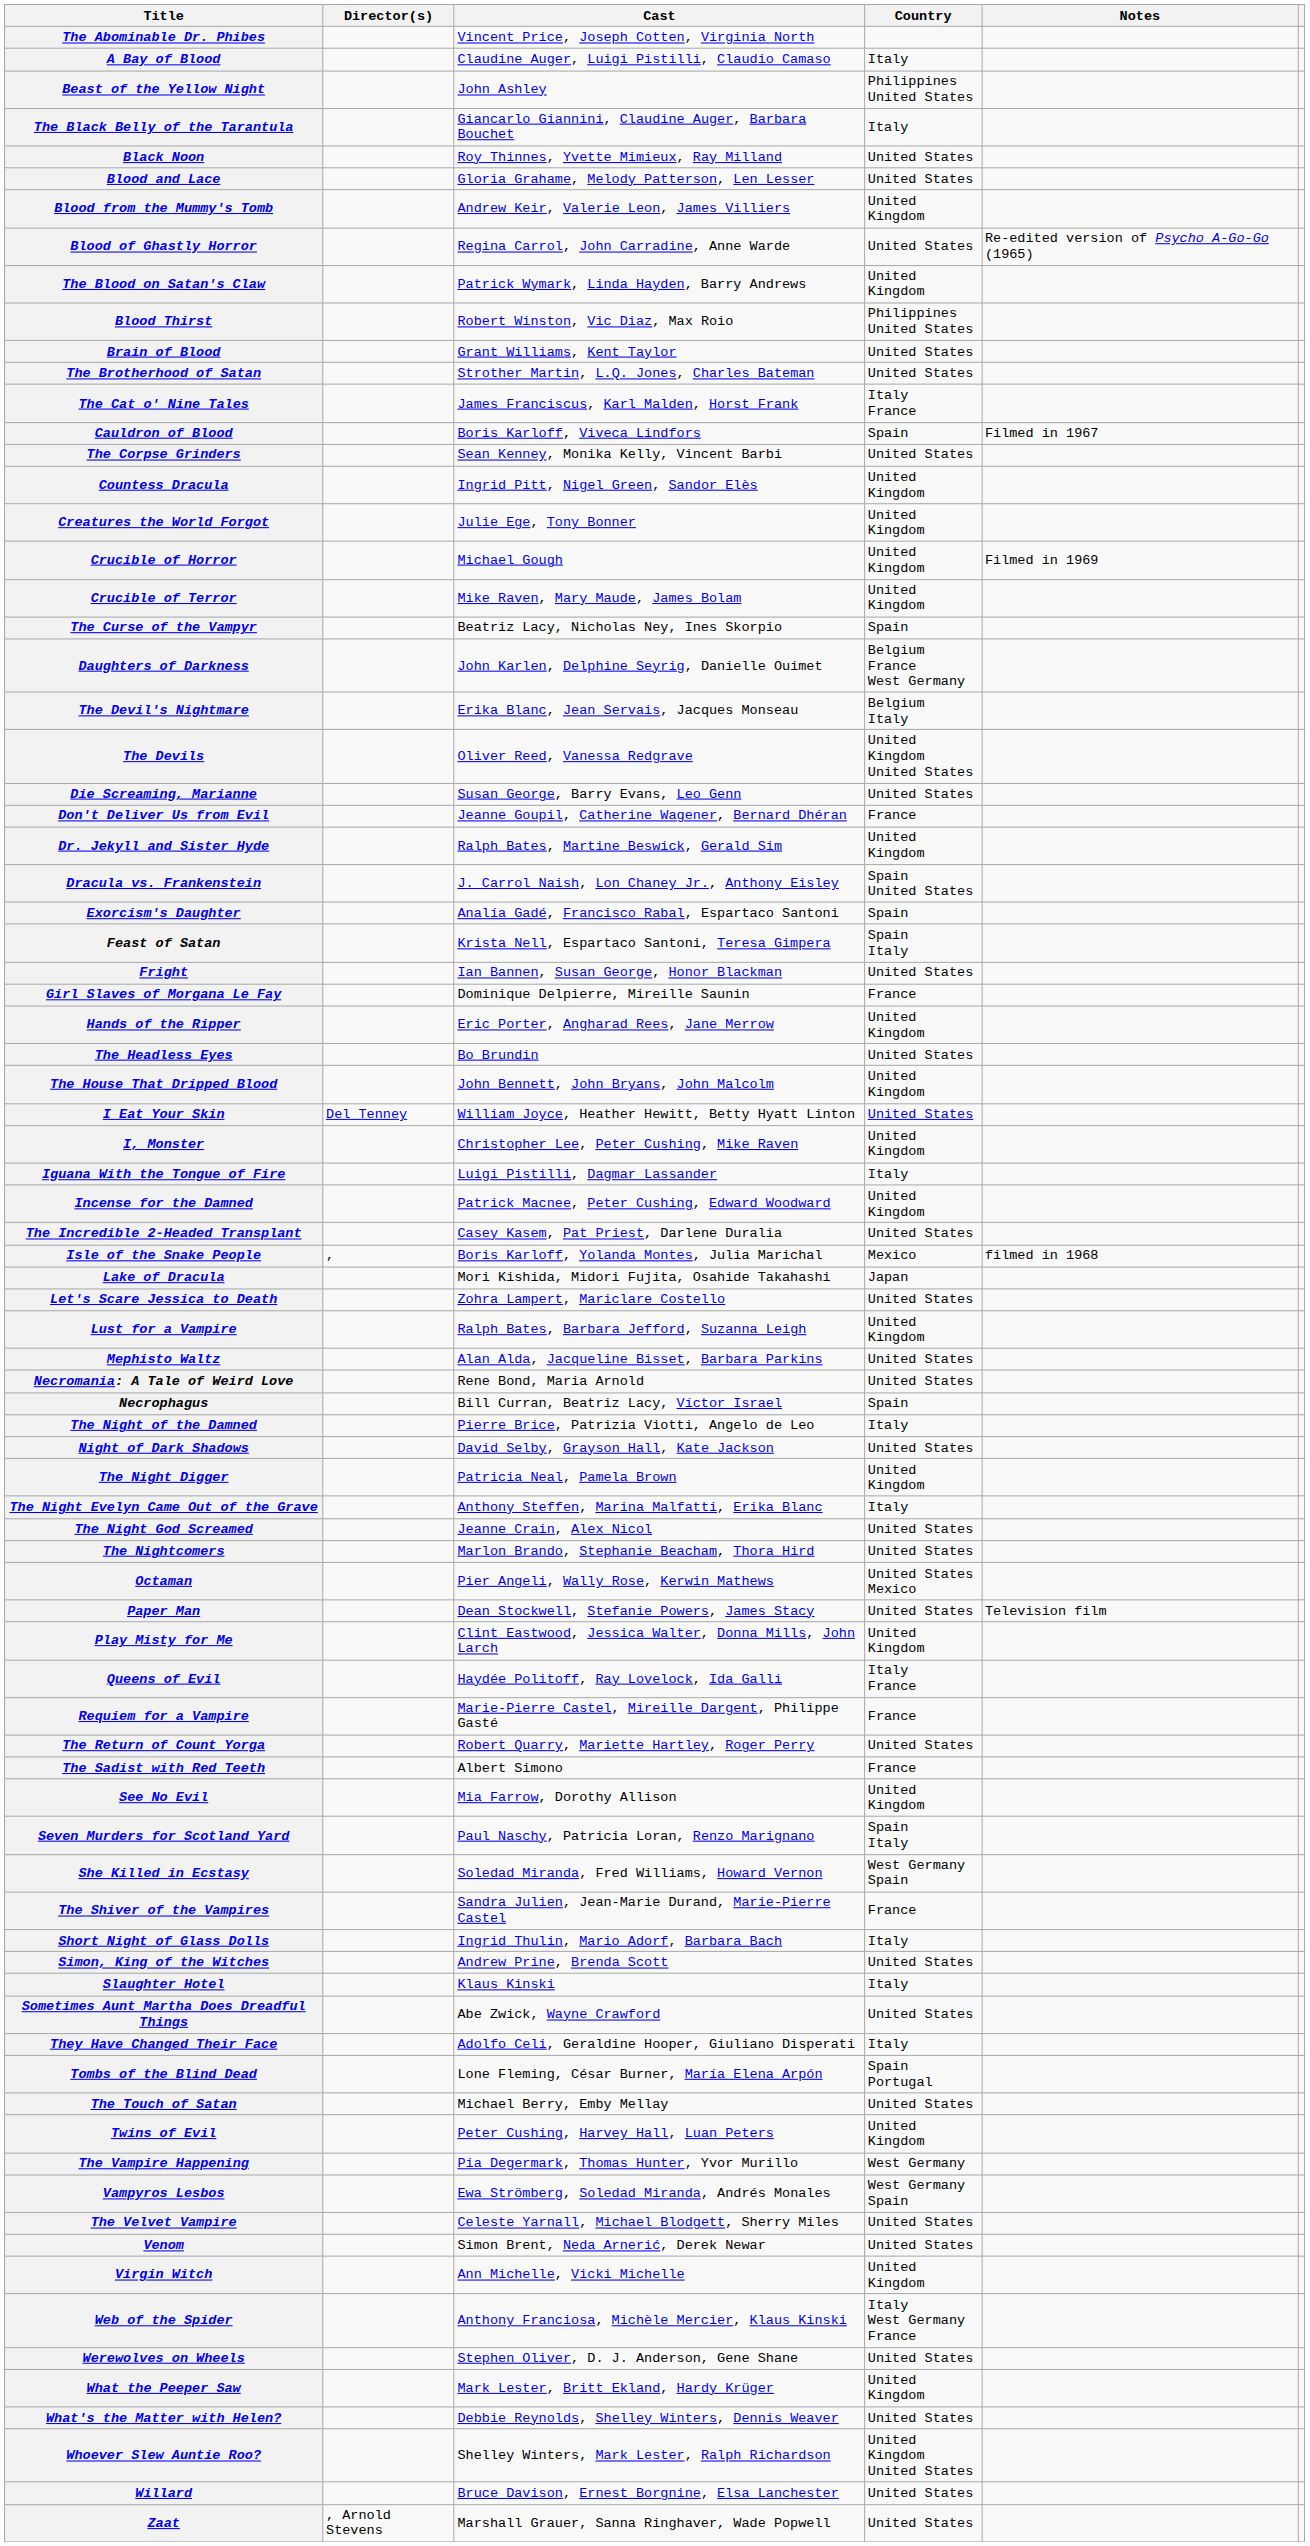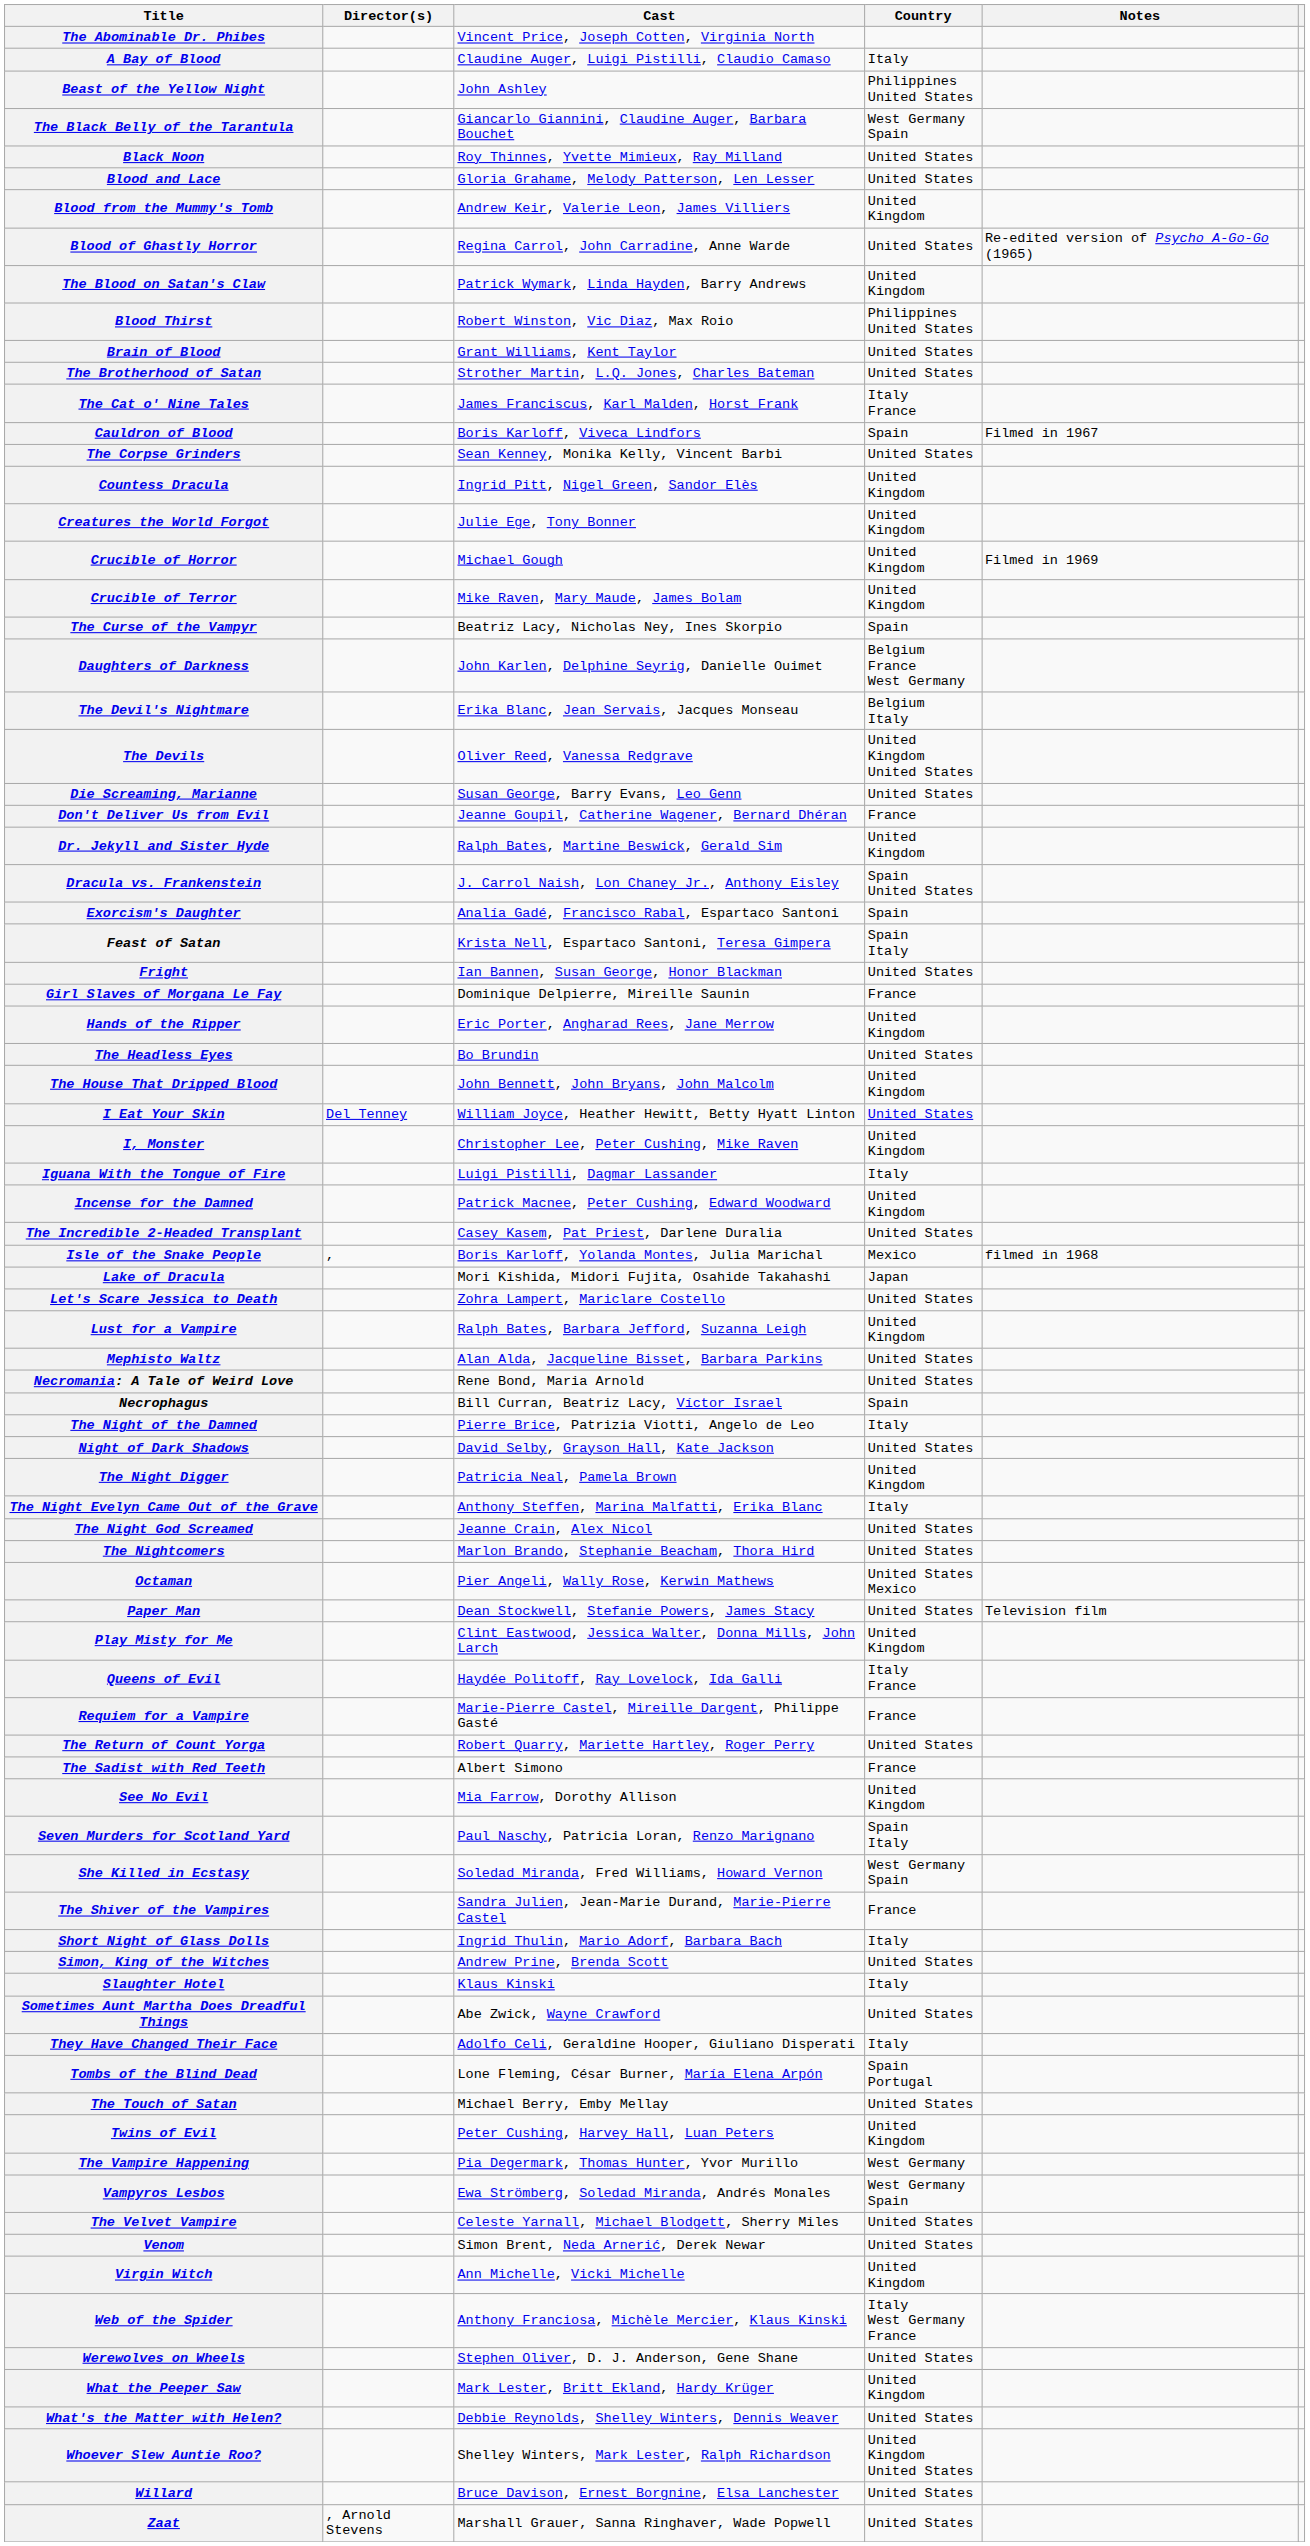(888, 127) Italy -> (916, 127) West Germany Spain
